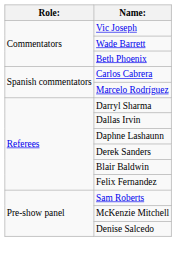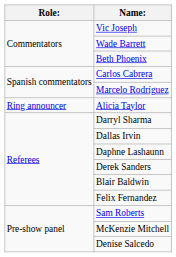+ row: (121, 105)
